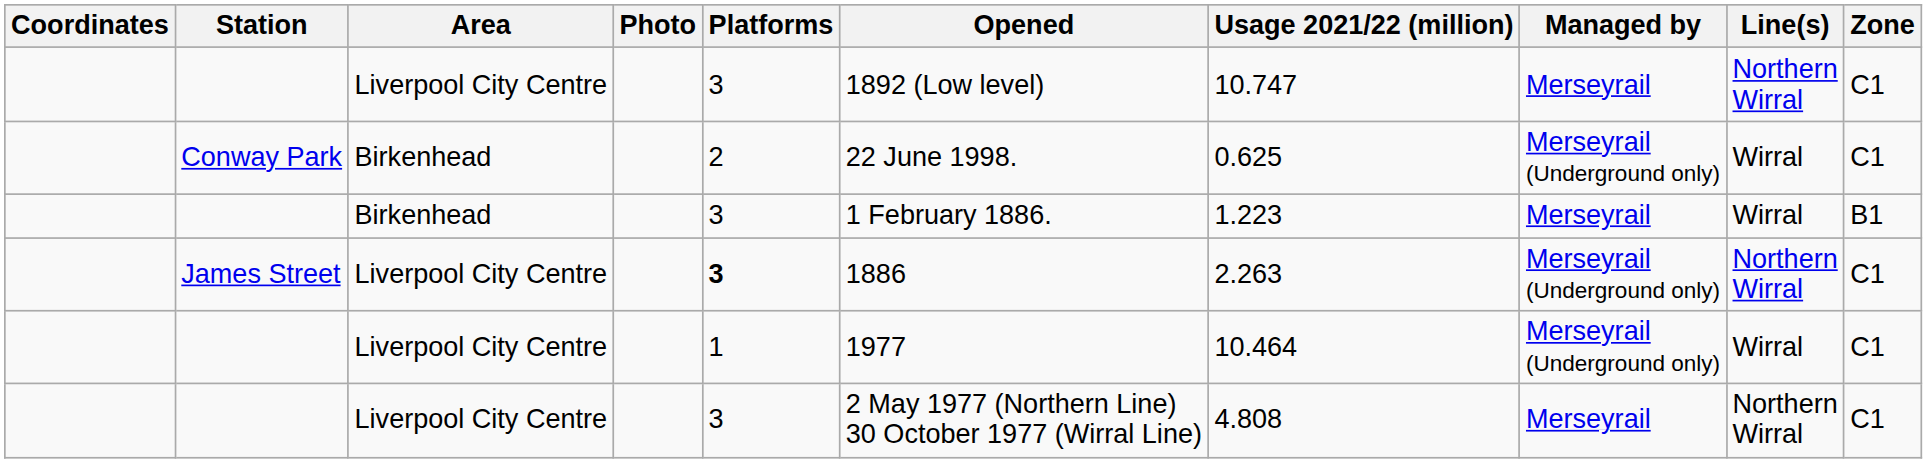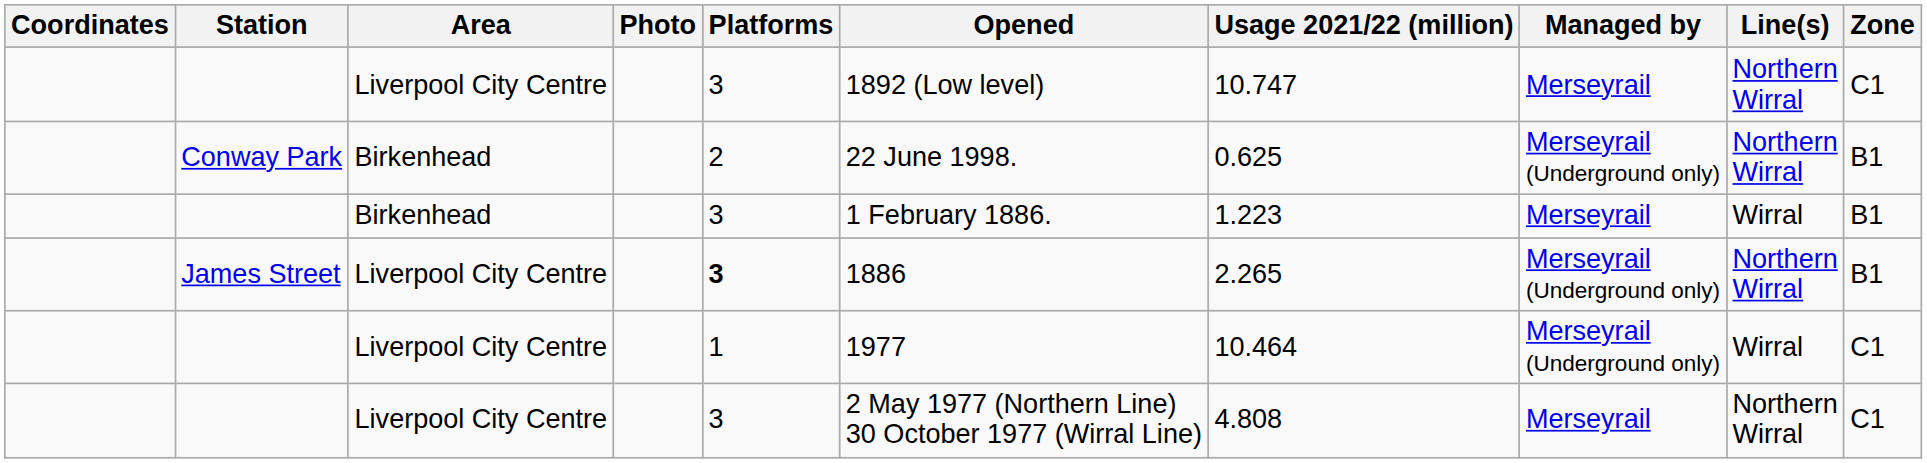(1768, 157) Wirral -> (1785, 157) Northern Wirral
(1867, 157) C1 -> (1867, 157) B1
(1248, 273) 2.263 -> (1248, 273) 2.265
(1867, 273) C1 -> (1867, 273) B1
